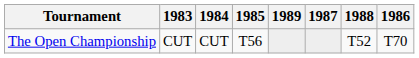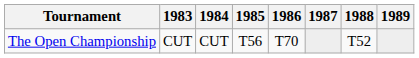columns swapped: (396, 16) <-> (287, 16)
